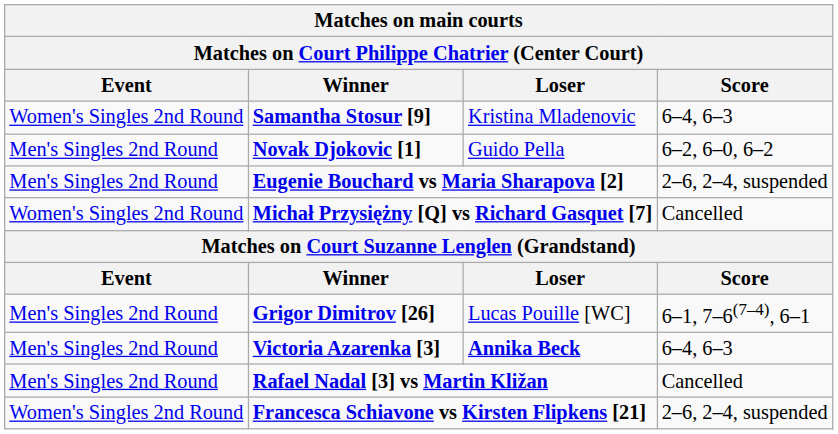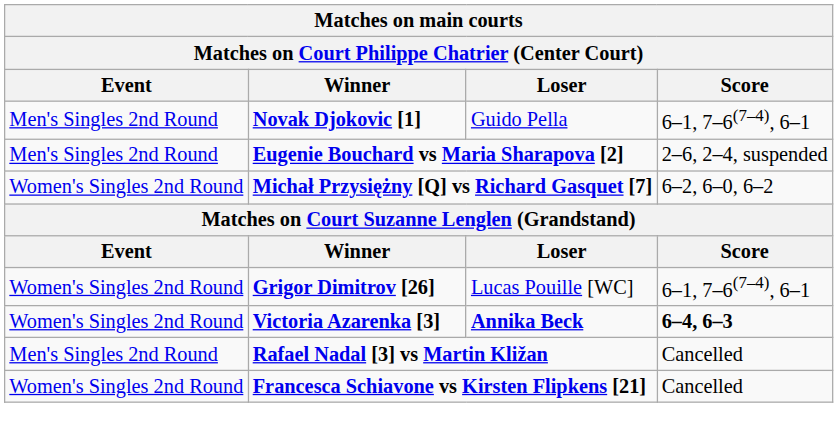- row: (342, 117)
(718, 149) 6–2, 6–0, 6–2 -> (736, 120) 6–1, 7–6(7–4), 6–1
(702, 213) Cancelled -> (718, 187) 6–2, 6–0, 6–2
(114, 313) Men's Singles 2nd Round -> (126, 286) Women's Singles 2nd Round
(114, 348) Men's Singles 2nd Round -> (126, 321) Women's Singles 2nd Round
(697, 348) normal -> (697, 321) bold
(745, 412) 2–6, 2–4, suspended -> (702, 386) Cancelled
